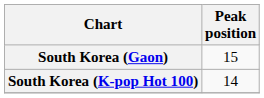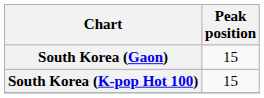(231, 81) 14 -> (231, 81) 15
